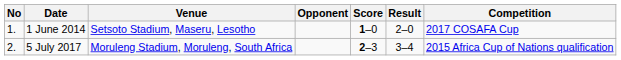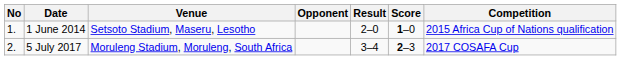columns swapped: (368, 12) <-> (405, 12)
(472, 29) 2017 COSAFA Cup -> (520, 29) 2015 Africa Cup of Nations qualification
(520, 46) 2015 Africa Cup of Nations qualification -> (472, 46) 2017 COSAFA Cup
